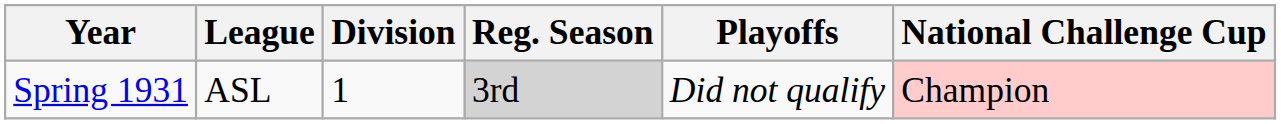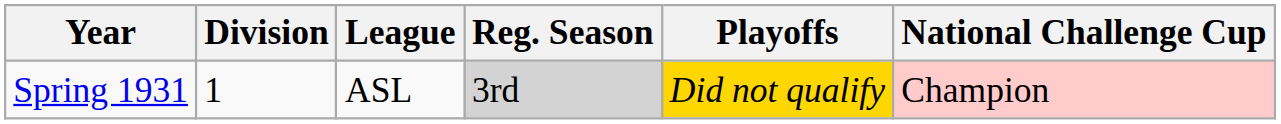columns swapped: (393, 32) <-> (260, 32)
(777, 88) no background -> (777, 88) gold background
